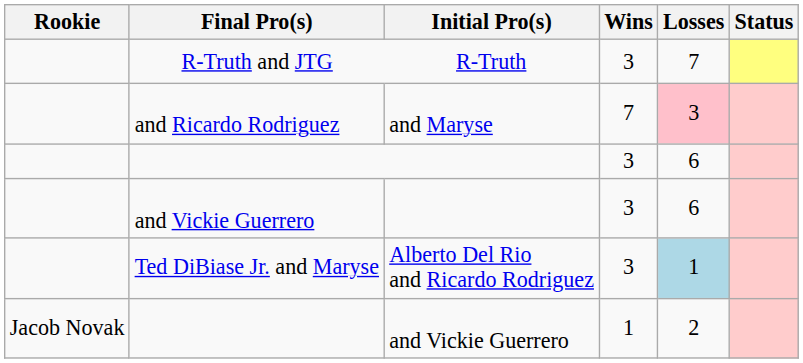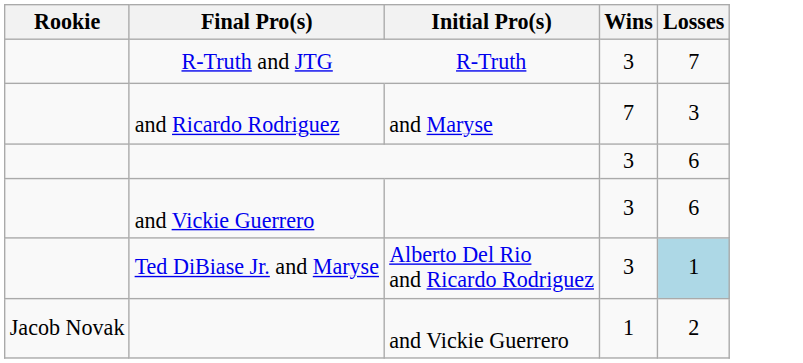- column: (764, 22)
(694, 113) pink background -> (694, 113) no background
